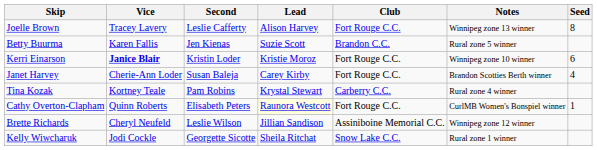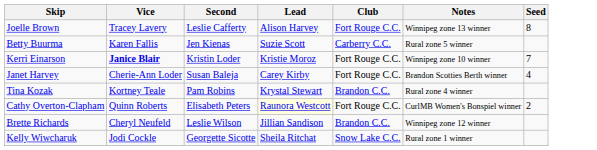(362, 43) Brandon C.C. -> (363, 43) Carberry C.C.
(572, 59) 6 -> (528, 59) 7
(363, 91) Carberry C.C. -> (362, 91) Brandon C.C.
(572, 106) 1 -> (528, 106) 2
(390, 122) Assiniboine Memorial C.C. -> (362, 122) Brandon C.C.
